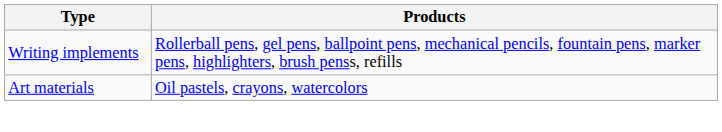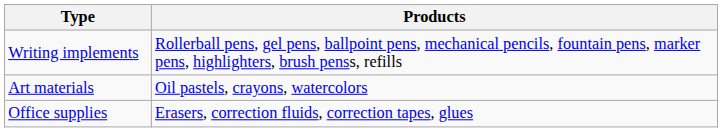+ row: (58, 113)
